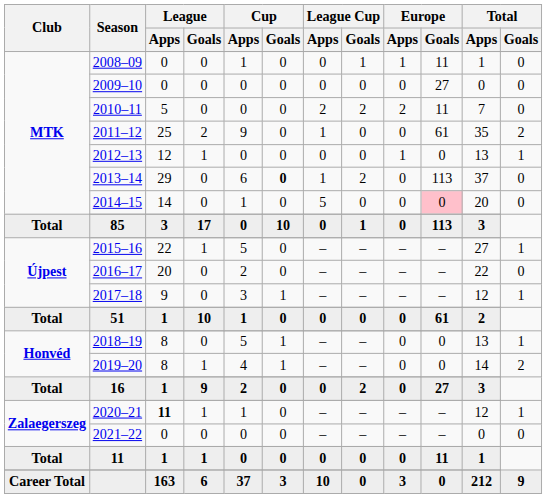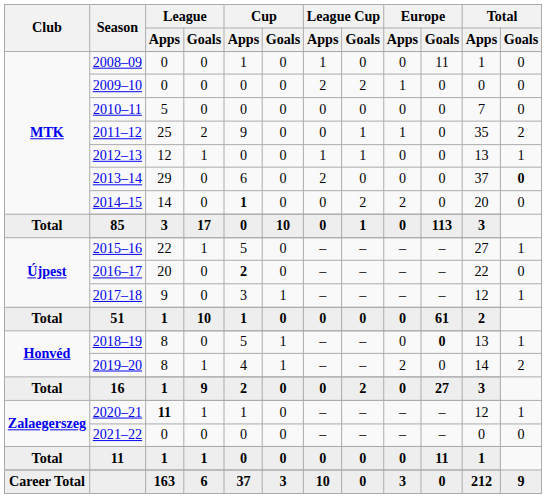(323, 63) 0 -> (323, 63) 1
(363, 63) 1 -> (363, 63) 0
(402, 63) 1 -> (402, 63) 0
(323, 86) 0 -> (323, 86) 2
(363, 86) 0 -> (363, 86) 2
(402, 86) 0 -> (402, 86) 1
(442, 86) 27 -> (442, 86) 0
(323, 109) 2 -> (323, 109) 0
(363, 109) 2 -> (363, 109) 0
(402, 109) 2 -> (402, 109) 0
(442, 109) 11 -> (442, 109) 0
(323, 132) 1 -> (323, 132) 0
(363, 132) 0 -> (363, 132) 1
(402, 132) 0 -> (402, 132) 1
(442, 132) 61 -> (442, 132) 0
(323, 156) 0 -> (323, 156) 1
(363, 156) 0 -> (363, 156) 1
(402, 156) 1 -> (402, 156) 0
(283, 179) bold -> (283, 179) normal
(323, 179) 1 -> (323, 179) 2
(363, 179) 2 -> (363, 179) 0
(442, 179) 113 -> (442, 179) 0
(521, 179) normal -> (521, 179) bold
(243, 202) normal -> (243, 202) bold
(323, 202) 5 -> (323, 202) 0
(363, 202) 0 -> (363, 202) 2
(402, 202) 0 -> (402, 202) 2
(442, 202) pink background -> (442, 202) no background
(243, 272) normal -> (243, 272) bold
(442, 342) normal -> (442, 342) bold
(402, 365) 0 -> (402, 365) 2
